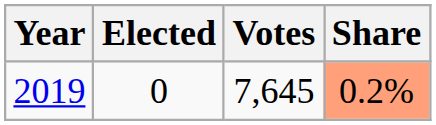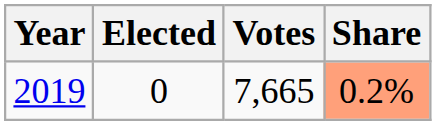(274, 90) 7,645 -> (274, 90) 7,665
